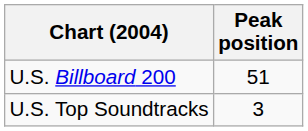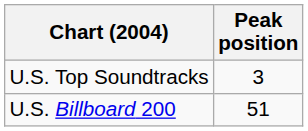rows swapped: (93, 76) <-> (109, 109)
